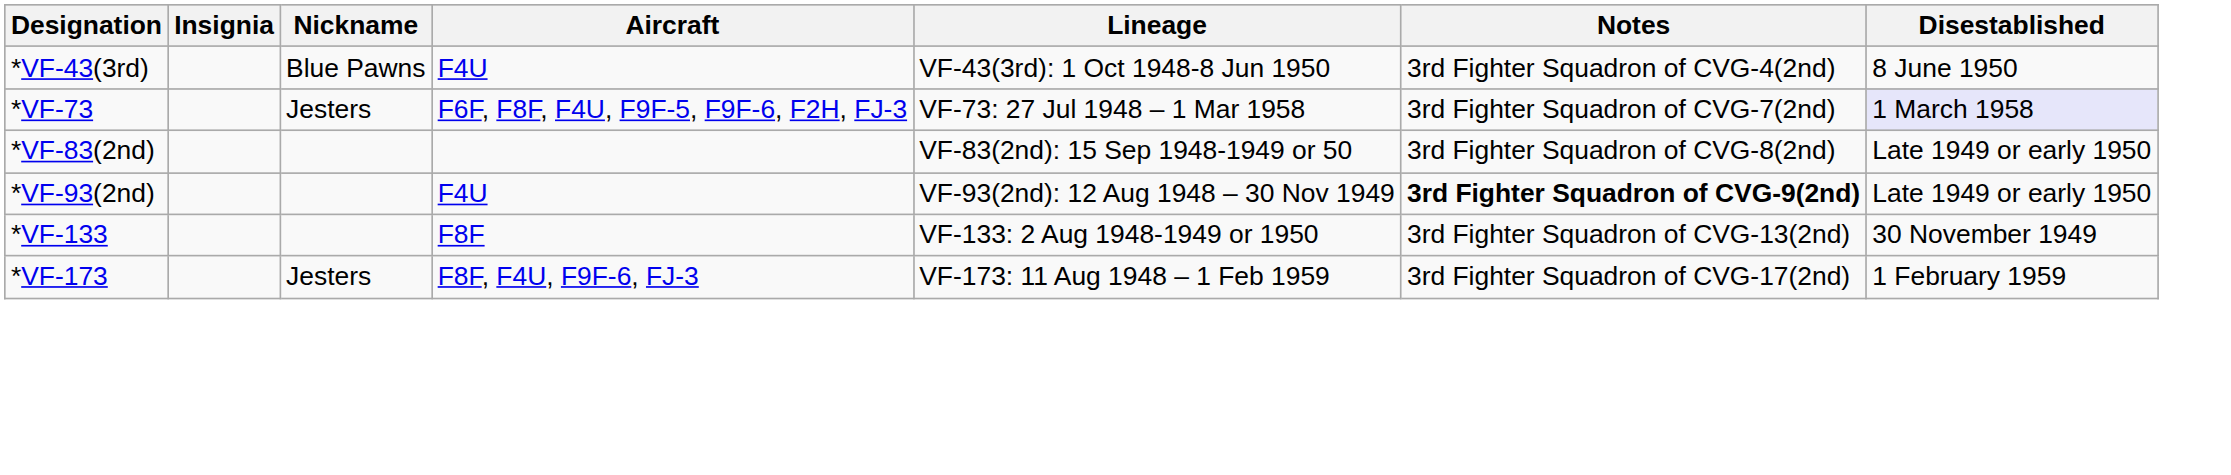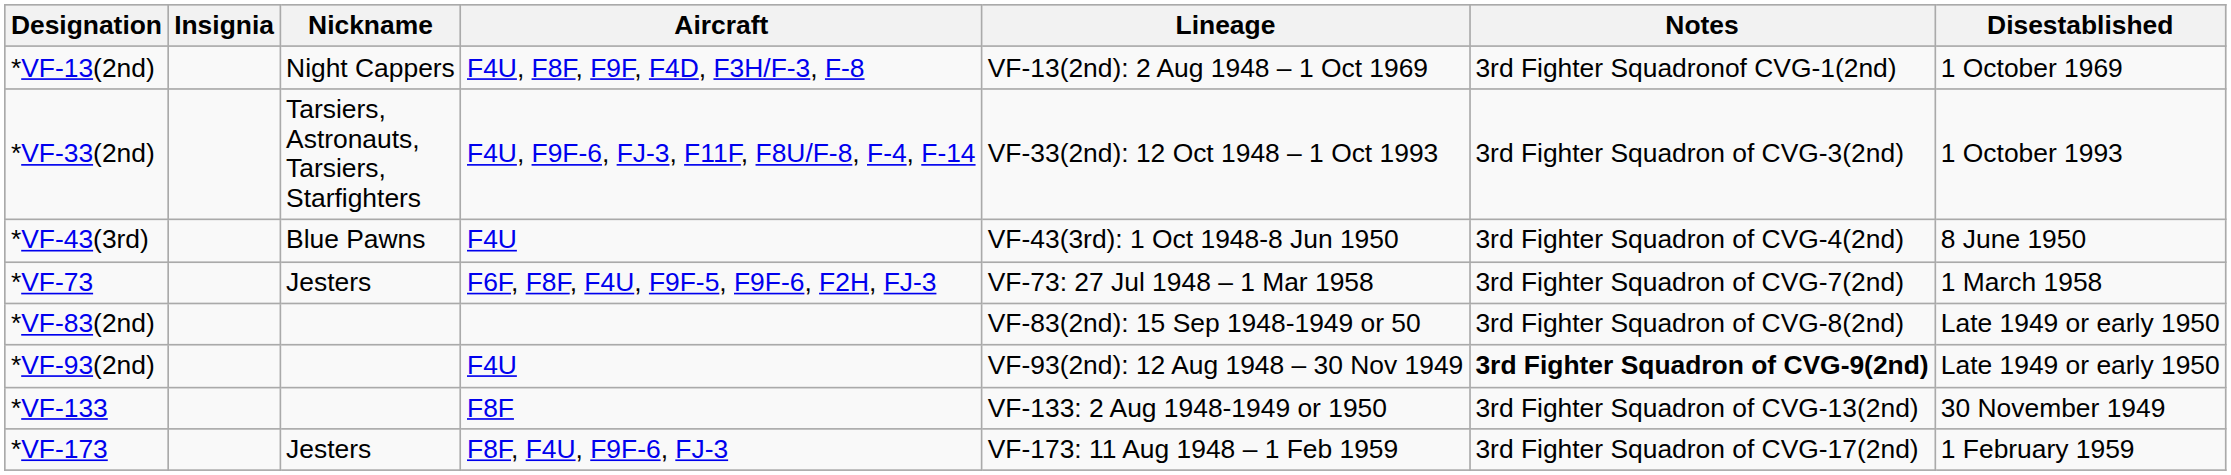+ row: (83, 67)
+ row: (83, 153)
(1953, 109) lavender background -> (2022, 282) no background
